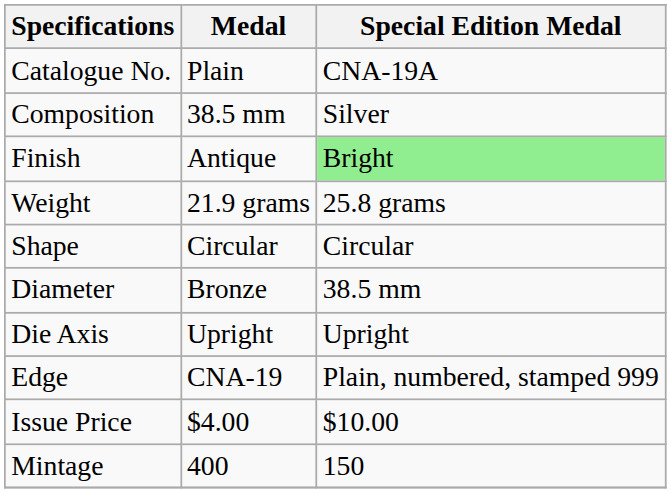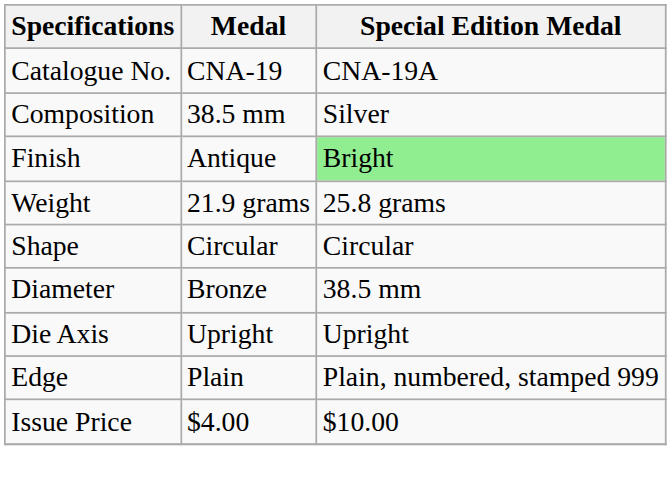(215, 70) Plain -> (235, 70) CNA-19
(235, 377) CNA-19 -> (215, 377) Plain
- row: (57, 465)
